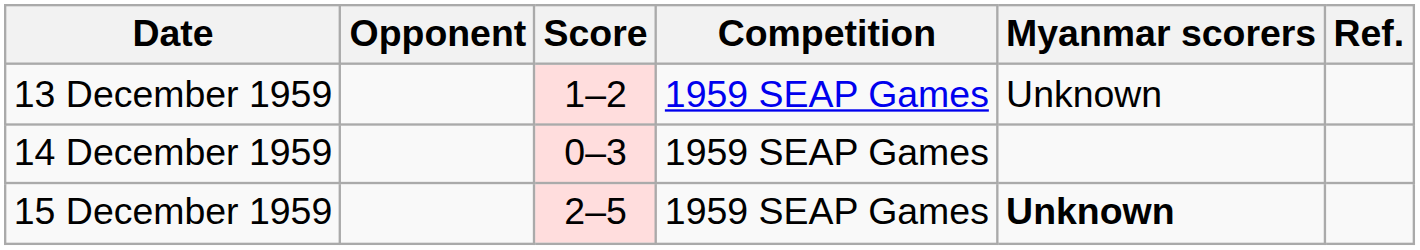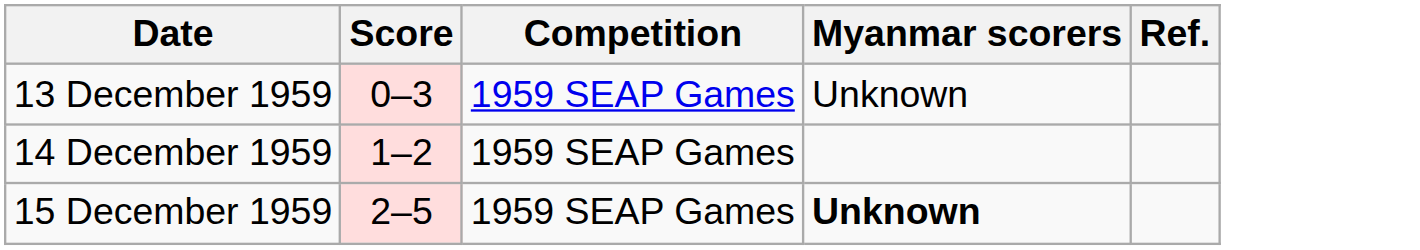- column: (438, 34)
(596, 93) 1–2 -> (402, 93) 0–3
(596, 152) 0–3 -> (402, 152) 1–2
